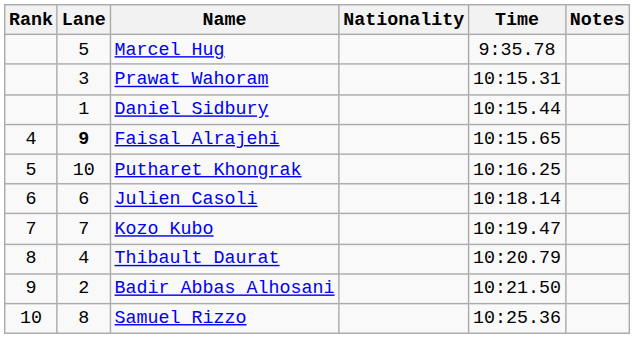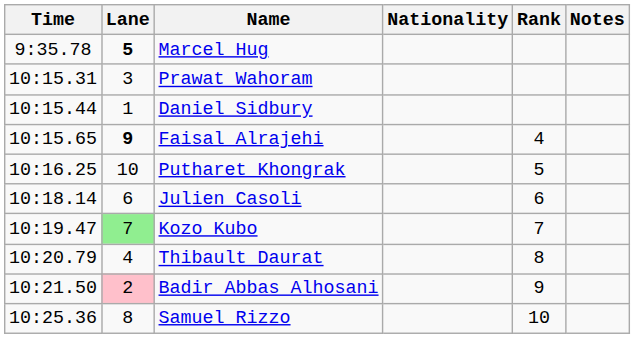columns swapped: (31, 20) <-> (517, 20)
(84, 50) normal -> (128, 50) bold
(84, 229) no background -> (128, 229) lightgreen background
(84, 289) no background -> (128, 289) pink background
